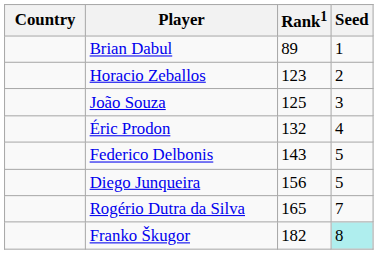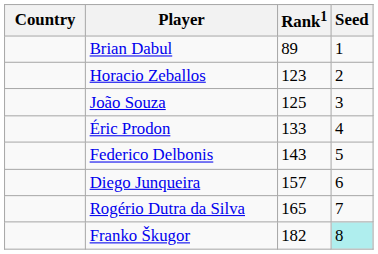(294, 128) 132 -> (294, 128) 133
(294, 182) 156 -> (294, 182) 157
(339, 182) 5 -> (339, 182) 6
